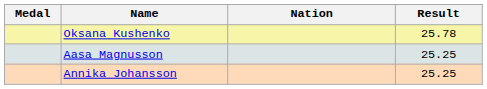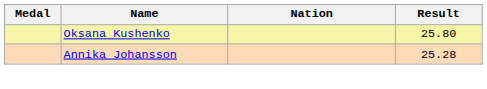(439, 34) 25.78 -> (439, 34) 25.80
- row: (113, 54)
(439, 74) 25.25 -> (439, 54) 25.28
